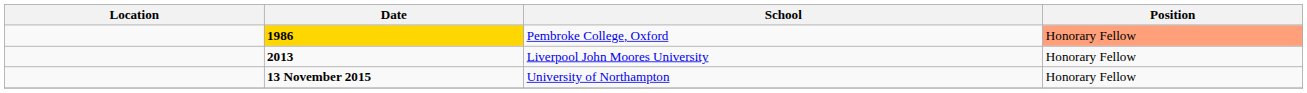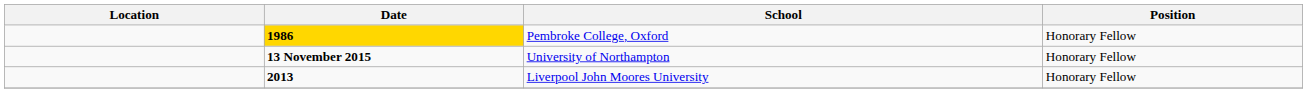(1091, 35) lightsalmon background -> (1091, 35) no background
rows swapped: (618, 56) <-> (598, 77)
